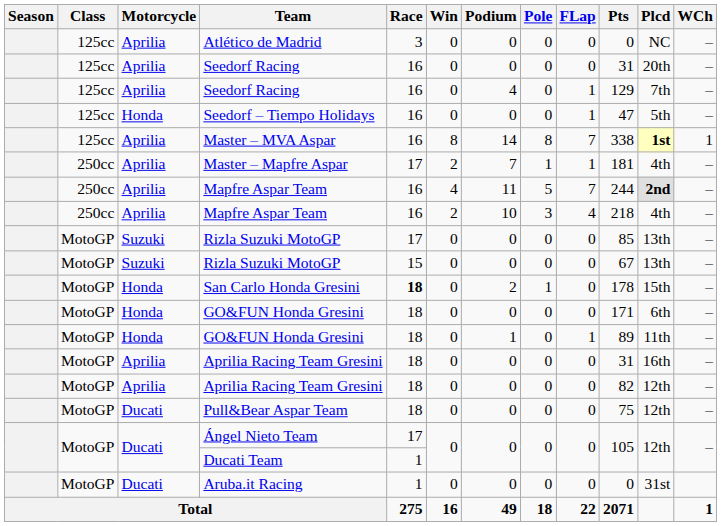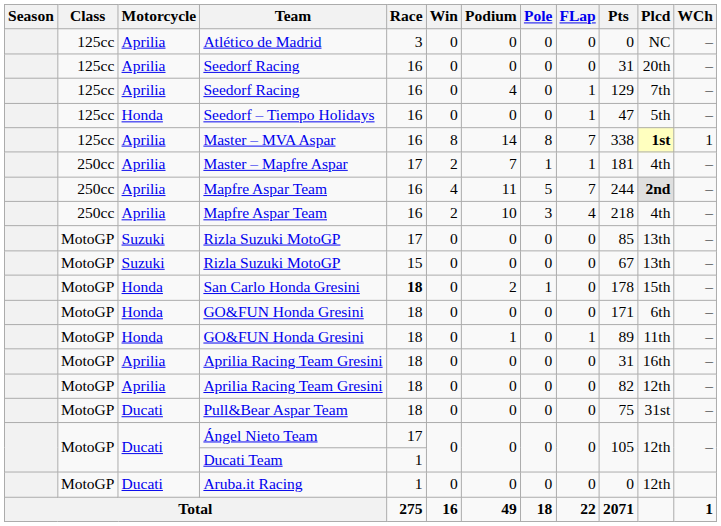(657, 410) 12th -> (657, 410) 31st
(657, 484) 31st -> (657, 484) 12th
